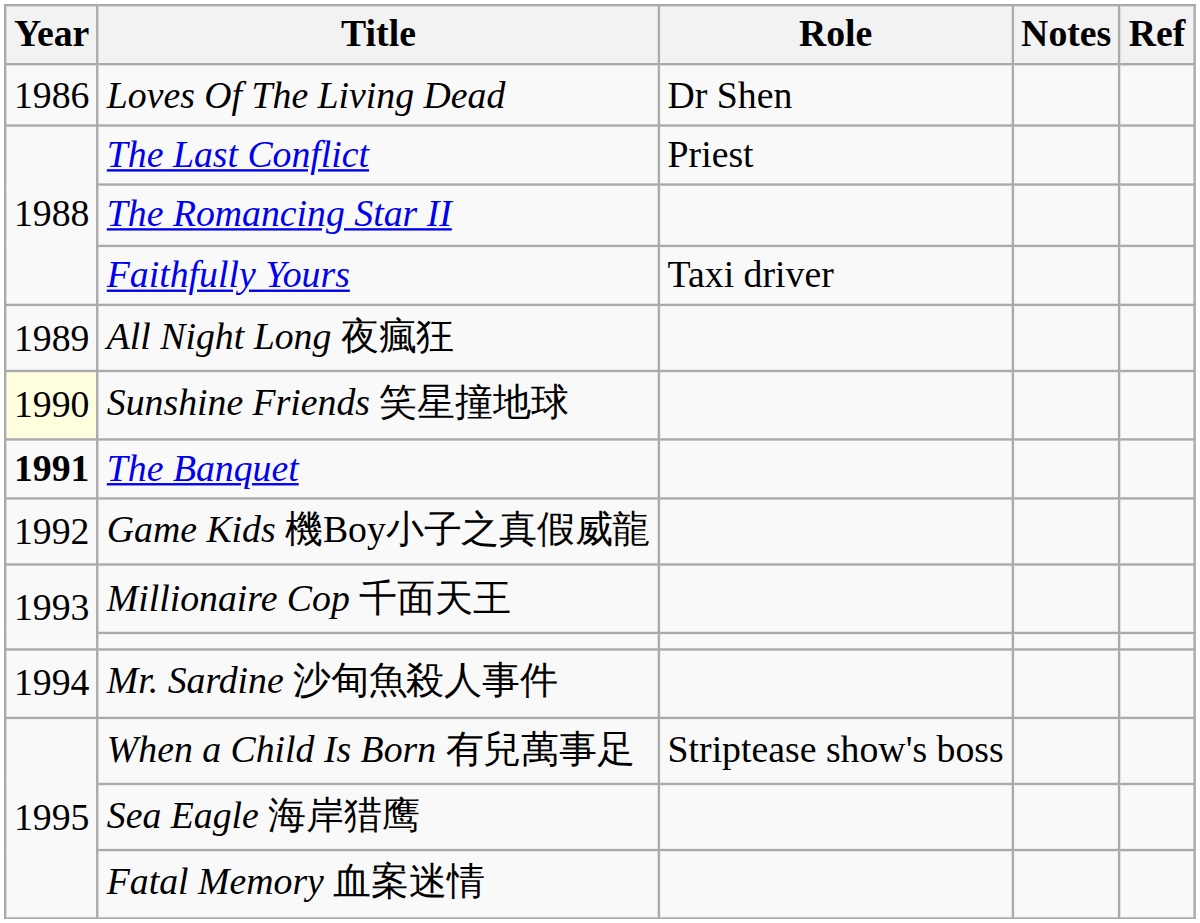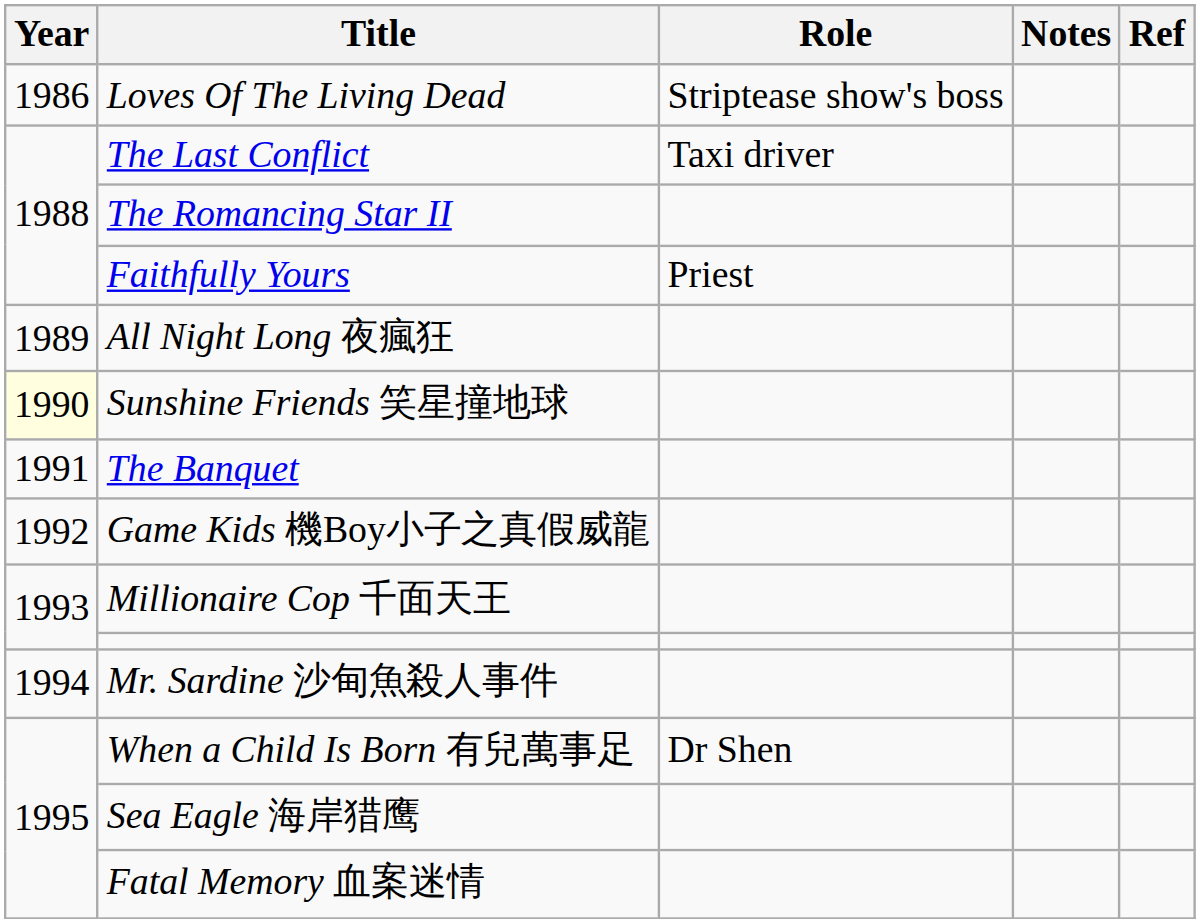(730, 94) Dr Shen -> (836, 94) Striptease show's boss
(711, 154) Priest -> (751, 154) Taxi driver
(751, 273) Taxi driver -> (711, 273) Priest
(52, 467) bold -> (52, 467) normal
(836, 749) Striptease show's boss -> (730, 749) Dr Shen
